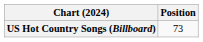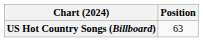(178, 28) 73 -> (178, 28) 63
